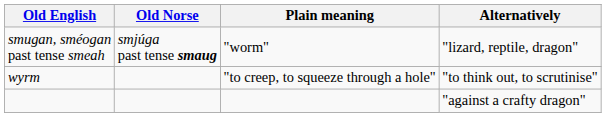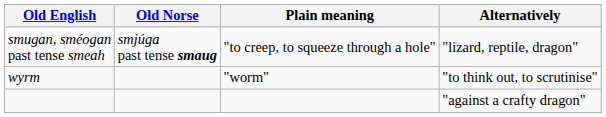(246, 46) "worm" -> (330, 46) "to creep, to squeeze through a hole"
(330, 77) "to creep, to squeeze through a hole" -> (246, 77) "worm"
